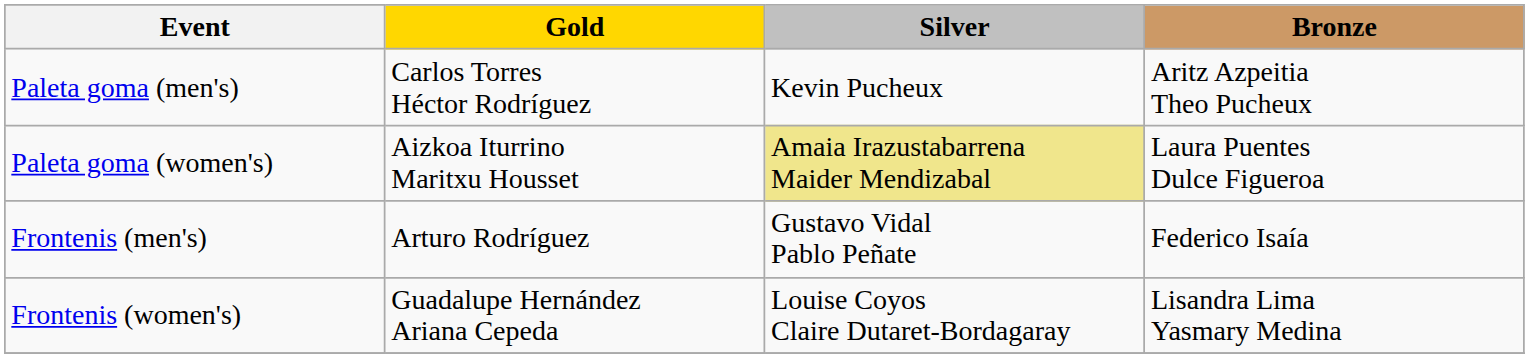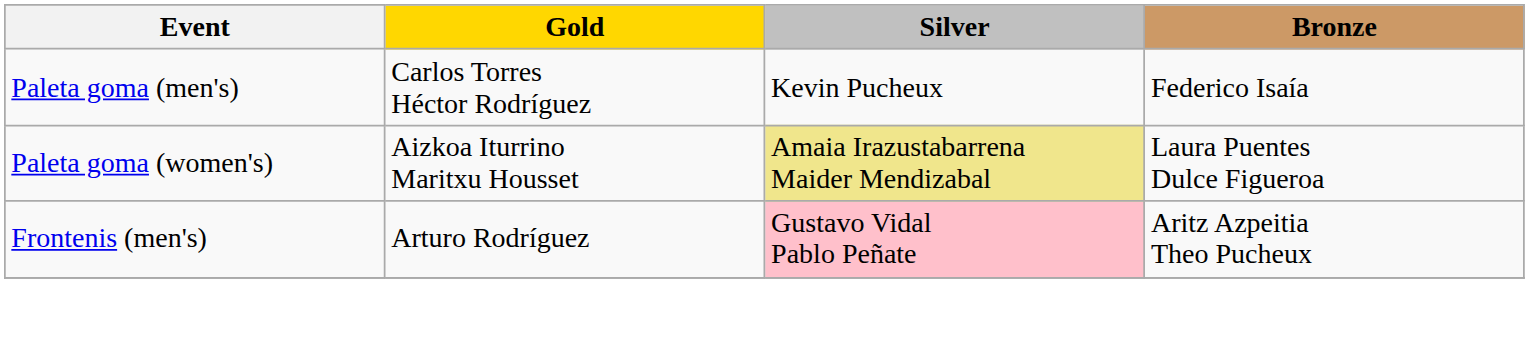(1231, 86) Aritz Azpeitia Theo Pucheux -> (1230, 86) Federico Isaía
(851, 238) no background -> (851, 238) pink background
(1230, 238) Federico Isaía -> (1231, 238) Aritz Azpeitia Theo Pucheux
- row: (126, 314)
